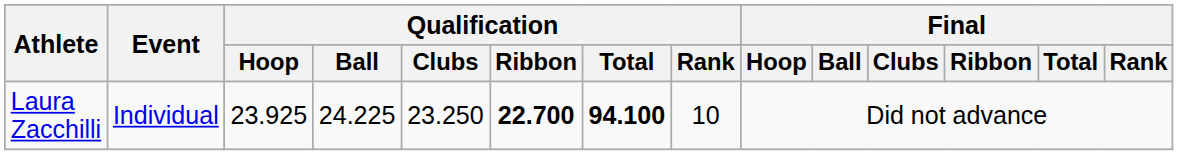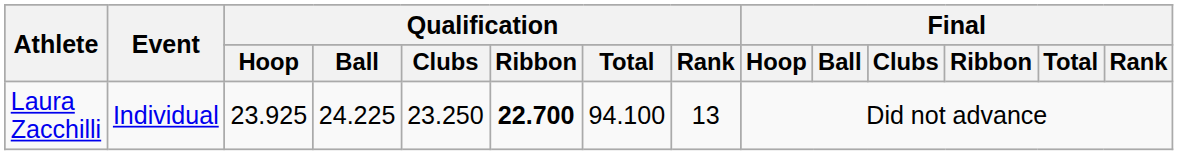(627, 116) bold -> (627, 116) normal
(706, 116) 10 -> (706, 116) 13
